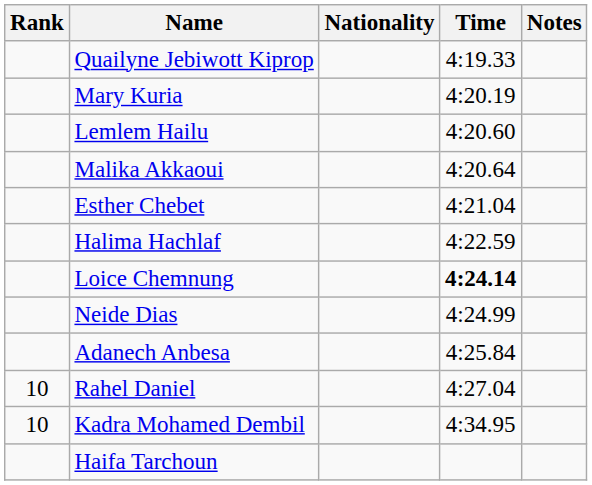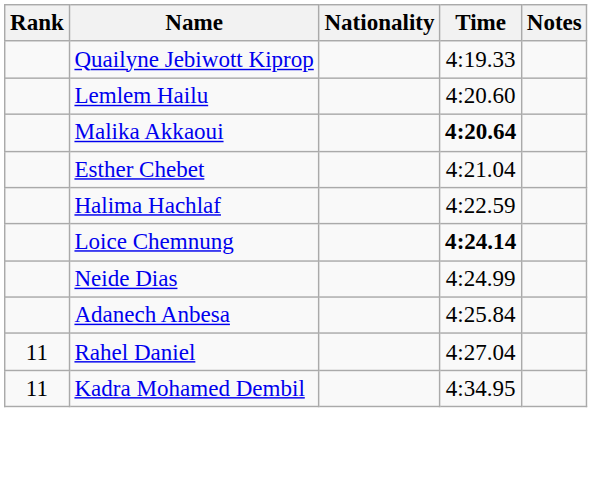- row: (129, 95)
(481, 168) normal -> (481, 132) bold
(37, 388) 10 -> (37, 351) 11
(37, 424) 10 -> (37, 388) 11
- row: (146, 461)
